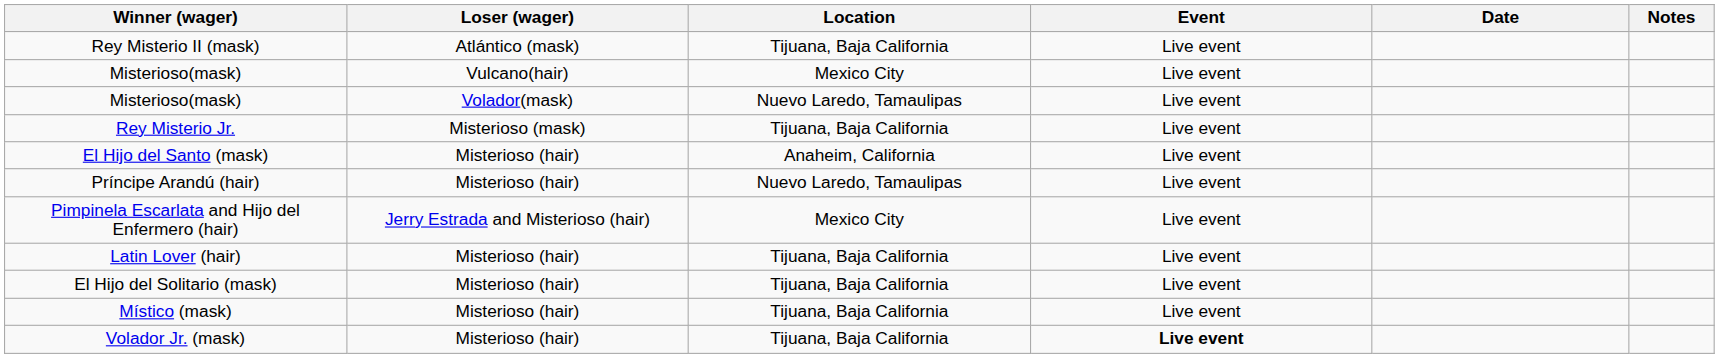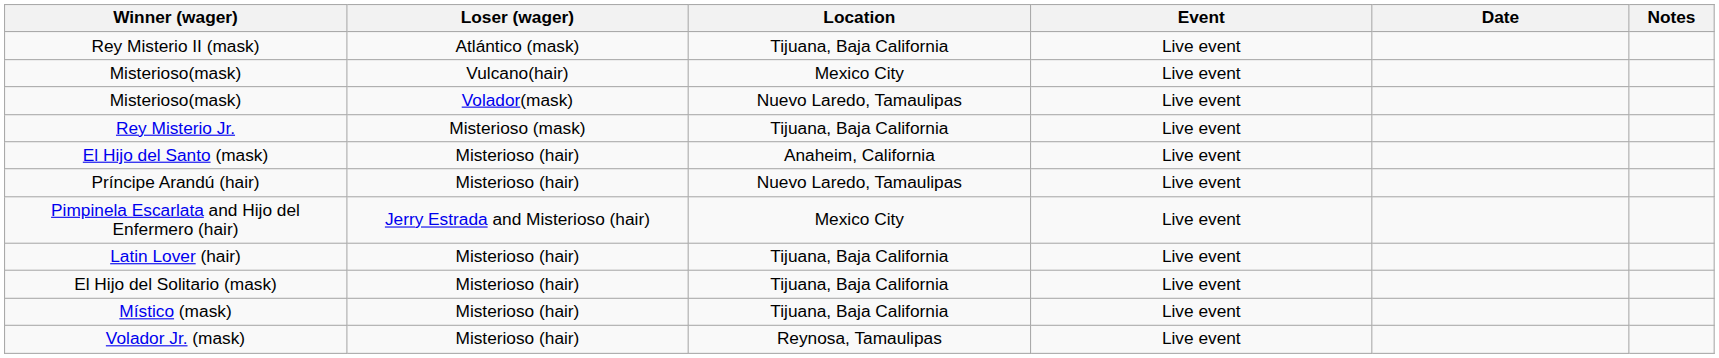(859, 339) Tijuana, Baja California -> (859, 339) Reynosa, Tamaulipas
(1201, 339) bold -> (1201, 339) normal
